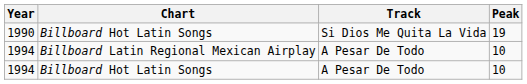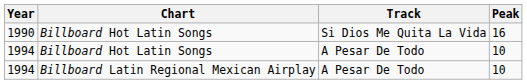(499, 32) 19 -> (499, 32) 16
rows swapped: (126, 70) <-> (178, 51)
